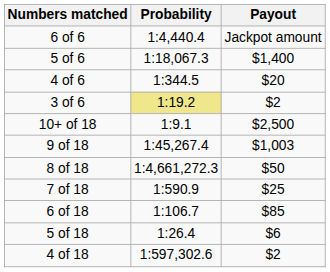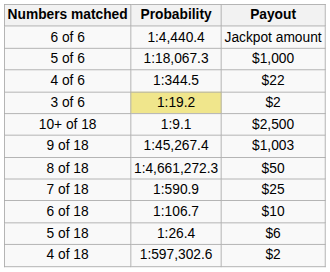(273, 59) $1,400 -> (273, 59) $1,000
(273, 80) $20 -> (273, 80) $22
(273, 211) $85 -> (273, 211) $10
